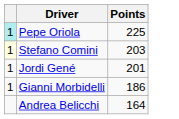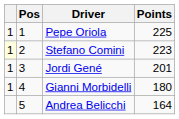+ column: (29, 14)
(10, 32) paleturquoise background -> (10, 32) no background
(136, 50) 203 -> (162, 50) 223
(136, 87) 186 -> (162, 87) 180
